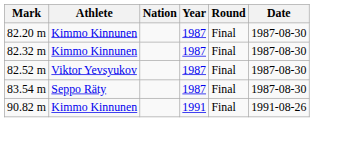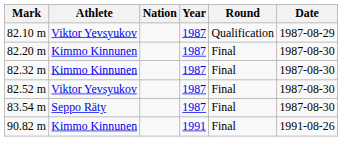+ row: (27, 32)
